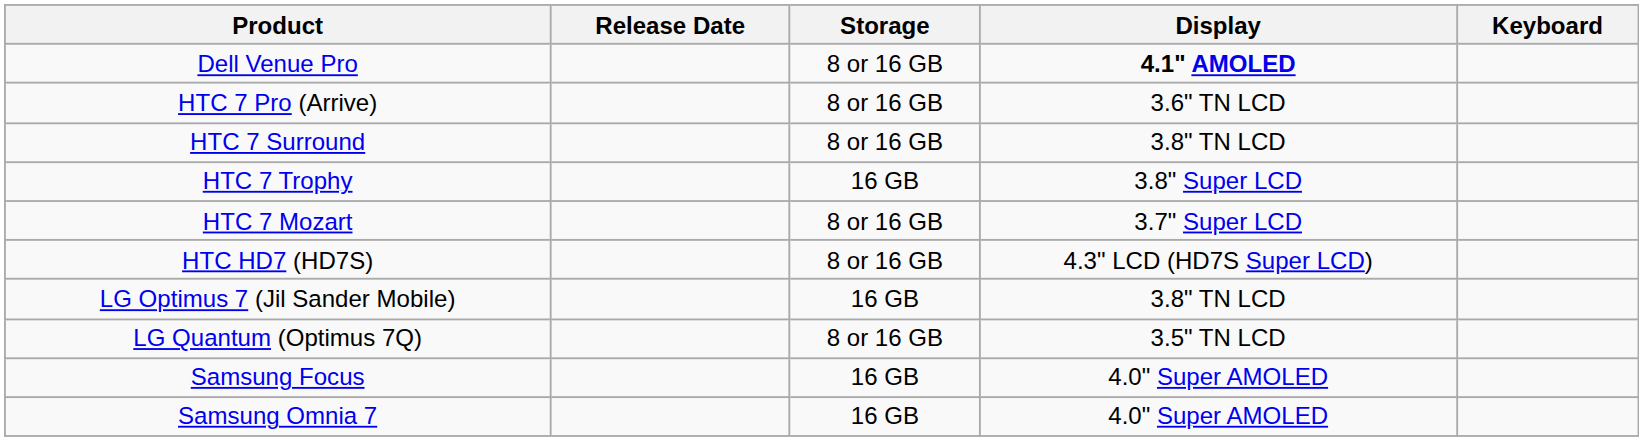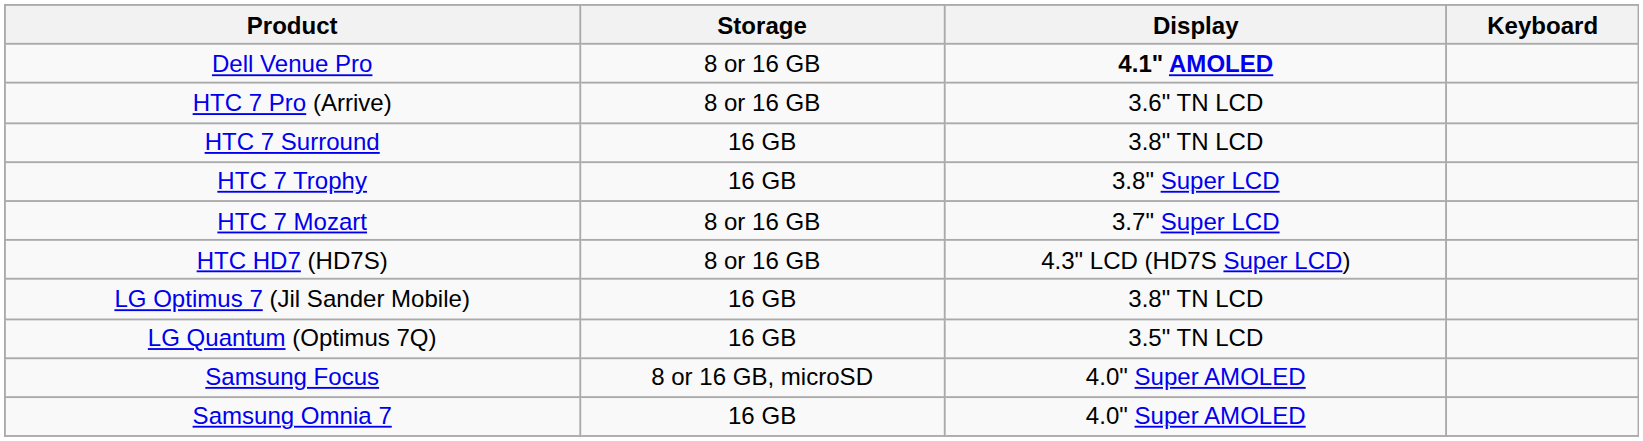- column: (670, 25)
(885, 142) 8 or 16 GB -> (762, 142) 16 GB
(885, 338) 8 or 16 GB -> (762, 338) 16 GB
(885, 377) 16 GB -> (762, 377) 8 or 16 GB, microSD
